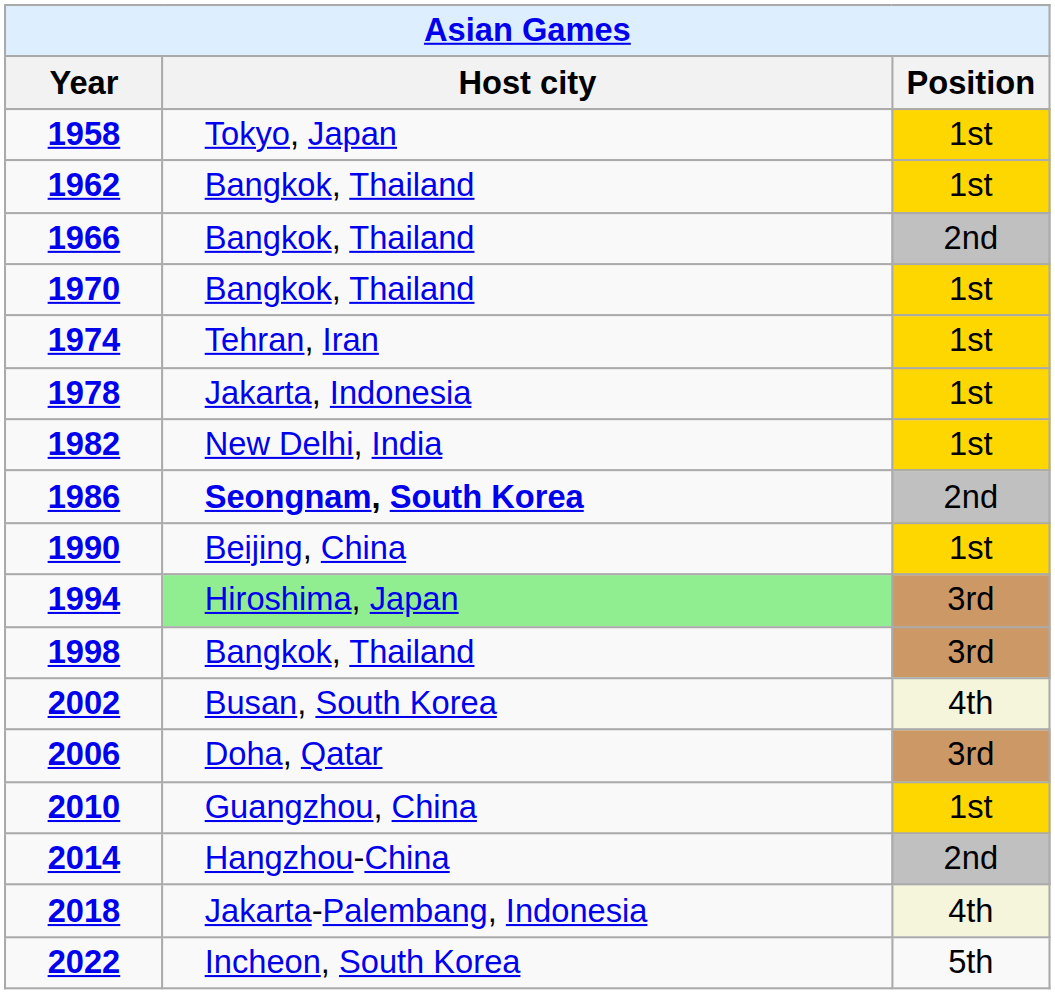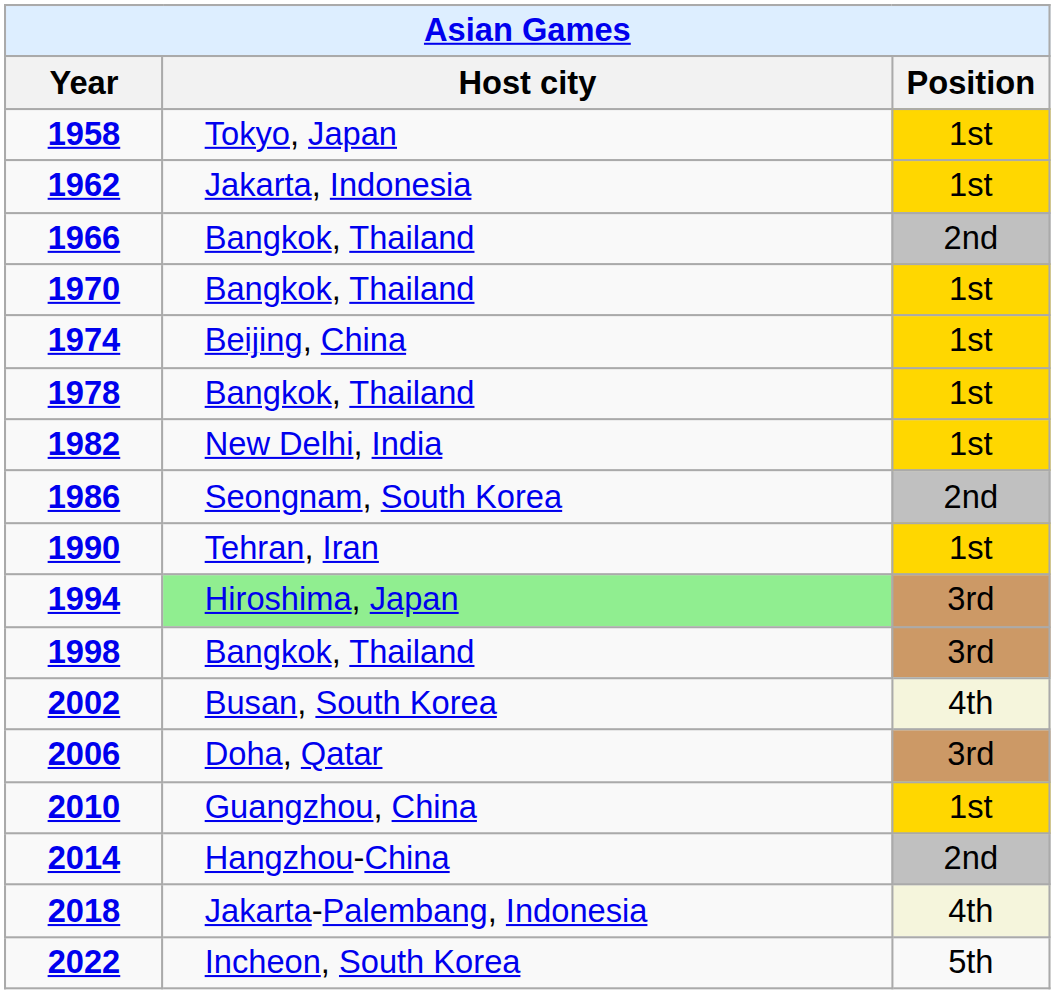(340, 185) Bangkok, Thailand -> (338, 185) Jakarta, Indonesia
(292, 340) Tehran, Iran -> (305, 340) Beijing, China
(338, 392) Jakarta, Indonesia -> (340, 392) Bangkok, Thailand
(394, 496) bold -> (383, 496) normal
(305, 548) Beijing, China -> (292, 548) Tehran, Iran
